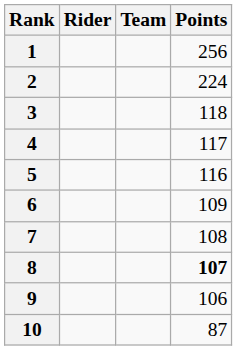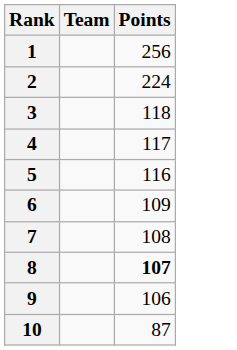- column: (88, 19)
